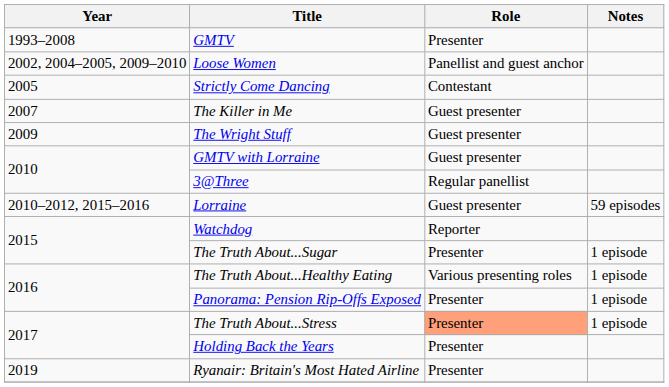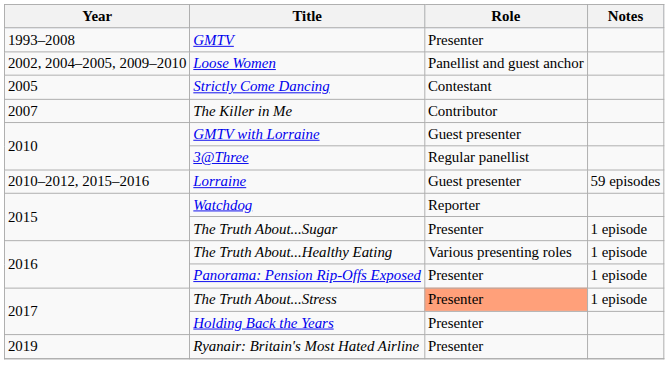(474, 110) Guest presenter -> (463, 110) Contributor
- row: (242, 134)
